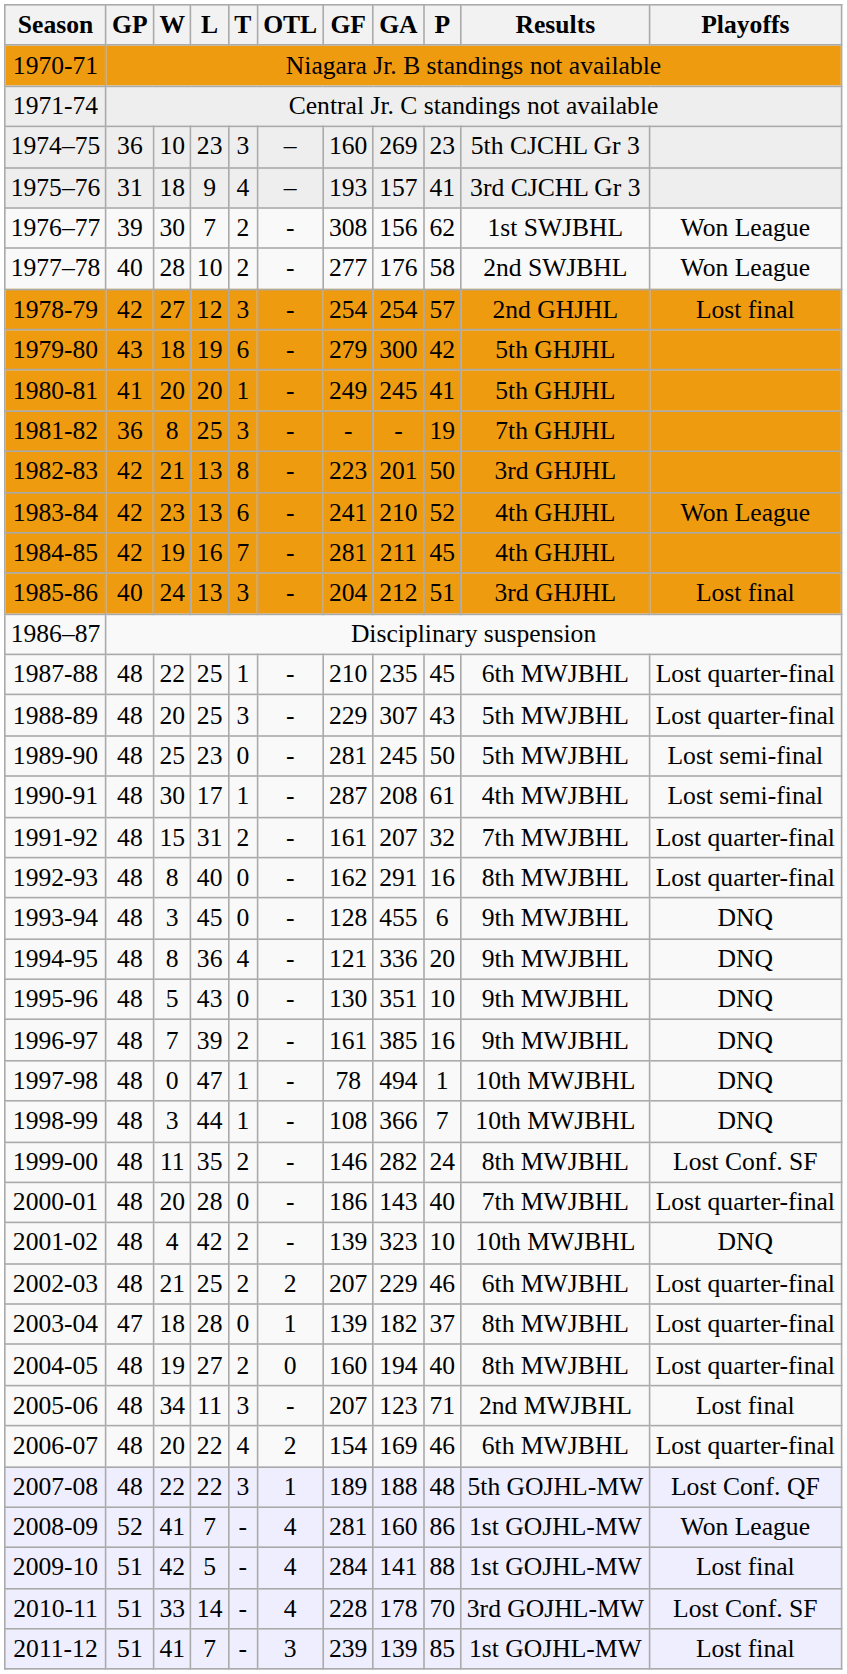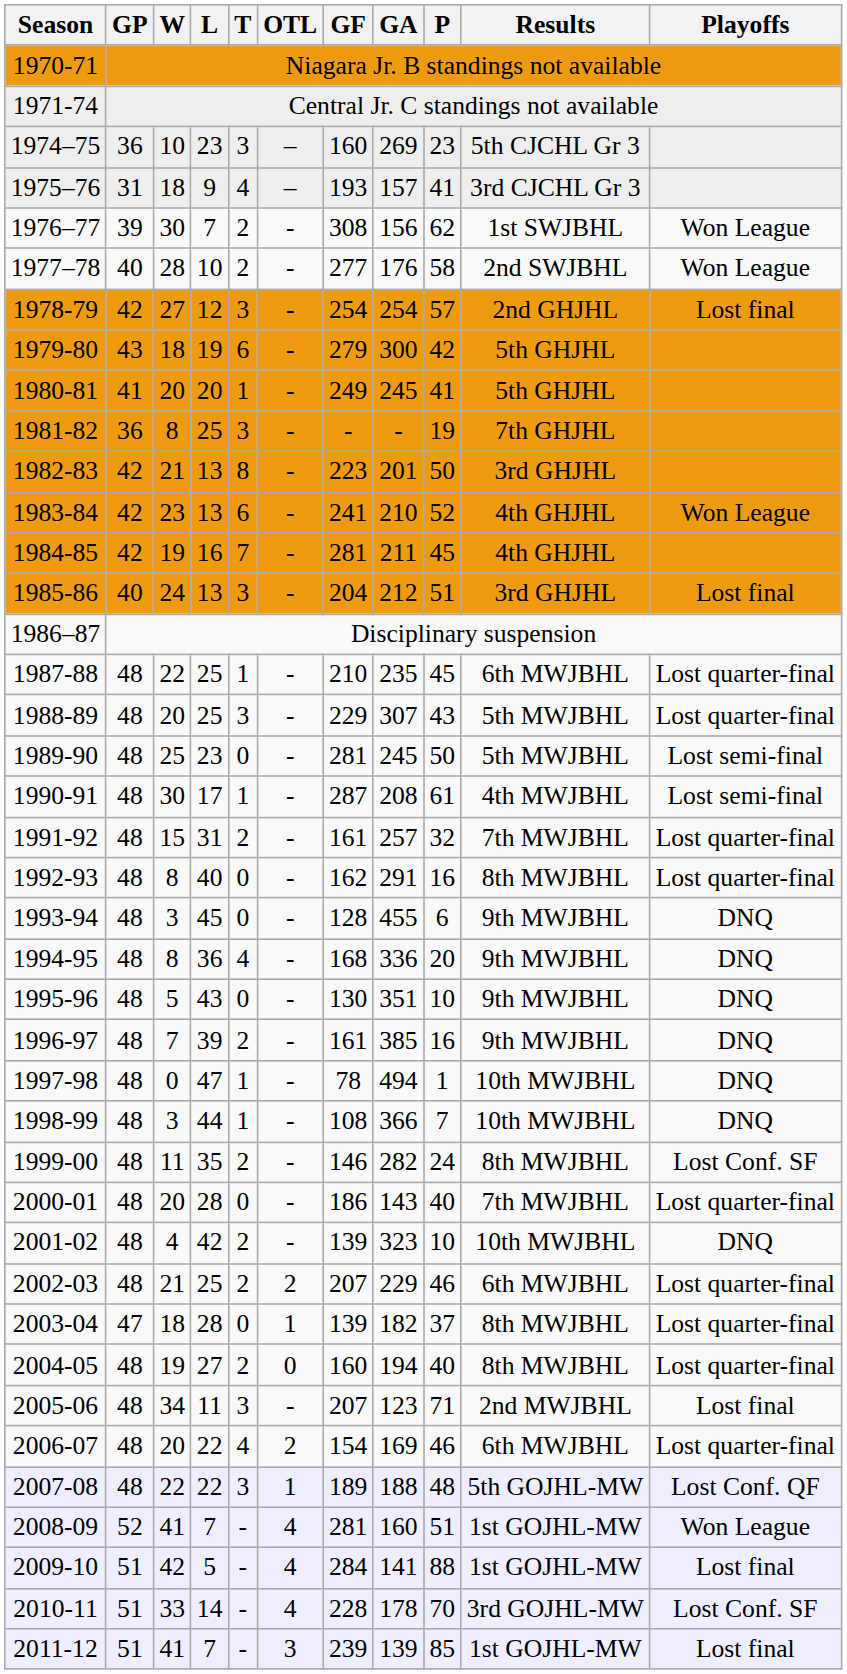(398, 836) 207 -> (398, 836) 257
(348, 958) 121 -> (348, 958) 168
(442, 1526) 86 -> (442, 1526) 51
